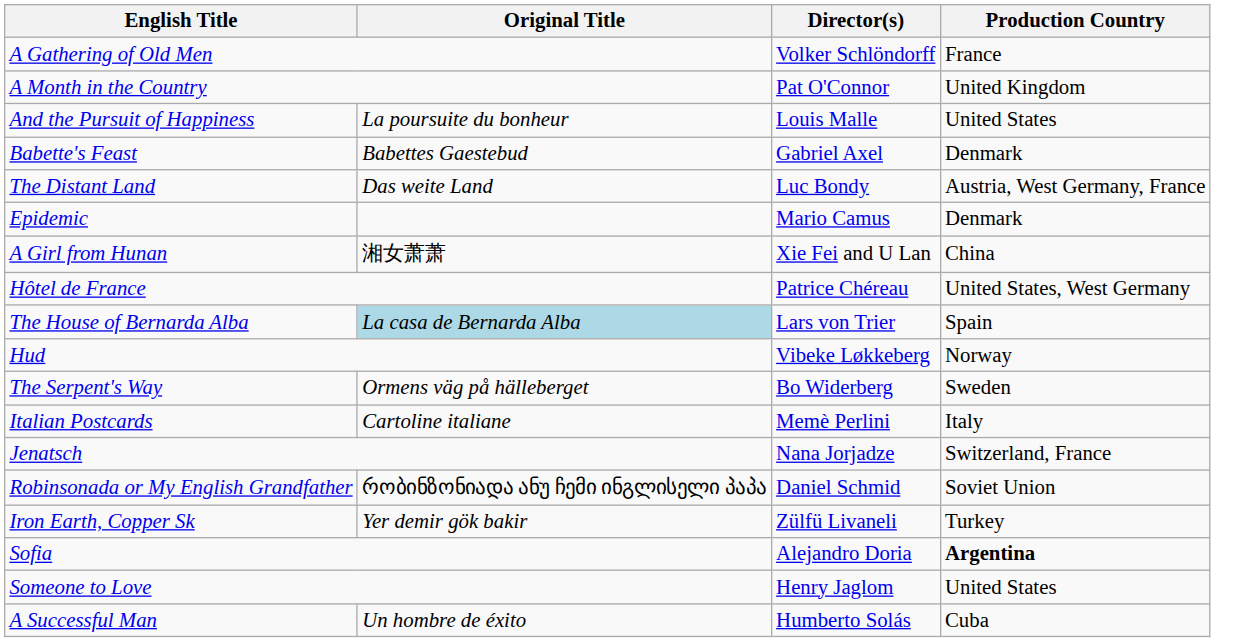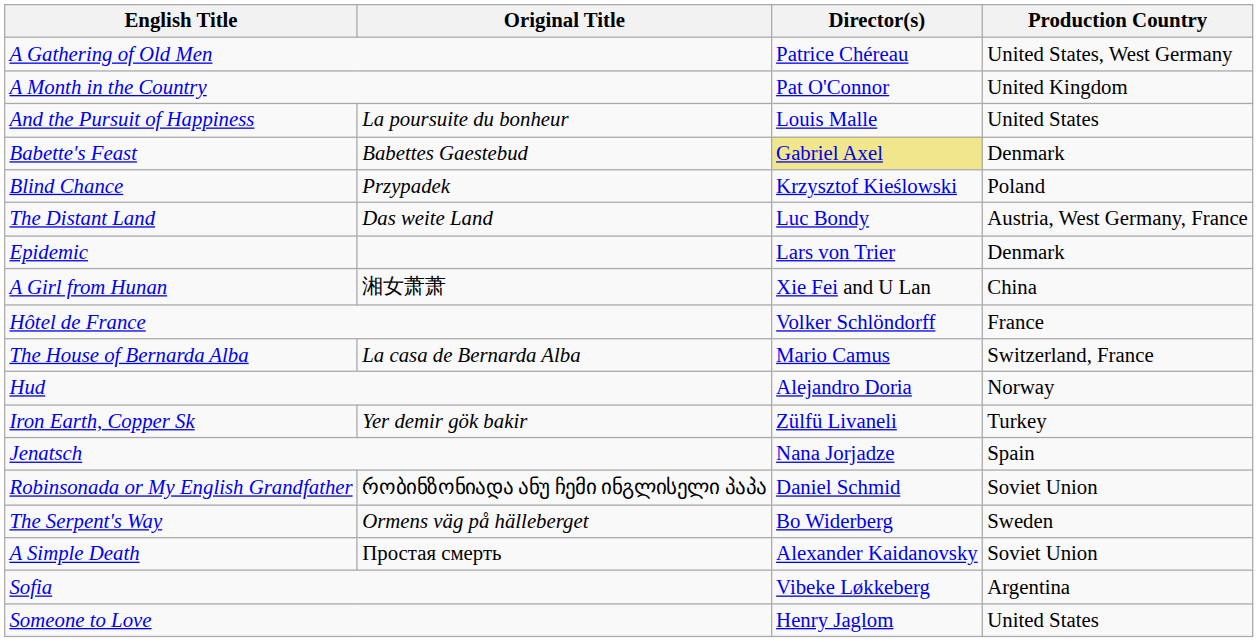(856, 53) Volker Schlöndorff -> (842, 53) Patrice Chéreau
(973, 53) France -> (1110, 53) United States, West Germany
(830, 152) no background -> (830, 152) khaki background
+ row: (66, 185)
(833, 218) Mario Camus -> (836, 251) Lars von Trier
(842, 288) Patrice Chéreau -> (856, 321) Volker Schlöndorff
(1068, 288) United States, West Germany -> (1016, 321) France
(471, 321) lightblue background -> (471, 354) no background
(836, 321) Lars von Trier -> (833, 354) Mario Camus
(969, 321) Spain -> (1070, 354) Switzerland, France
(853, 354) Vibeke Løkkeberg -> (844, 387) Alejandro Doria
rows swapped: (102, 521) <-> (86, 387)
- row: (81, 420)
(1028, 453) Switzerland, France -> (1011, 453) Spain
+ row: (75, 553)
(844, 553) Alejandro Doria -> (853, 586) Vibeke Løkkeberg
(990, 553) bold -> (1029, 586) normal
- row: (83, 619)
